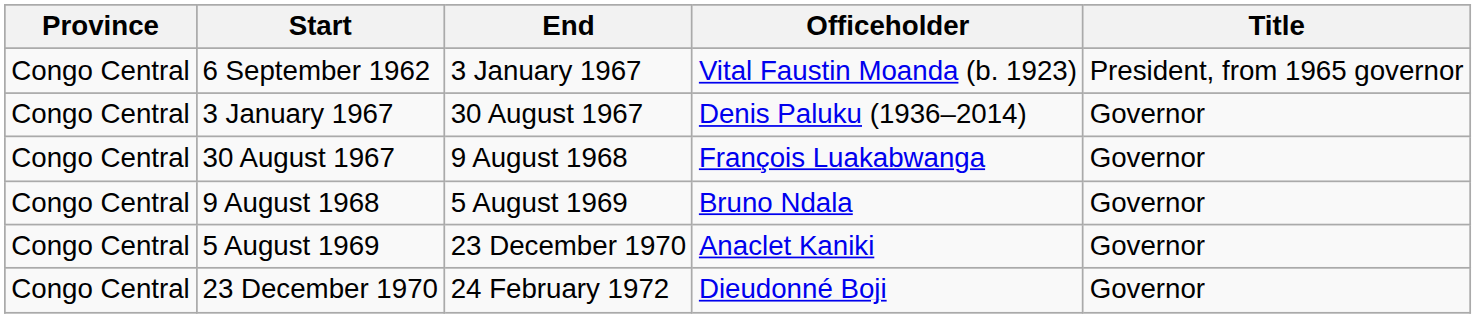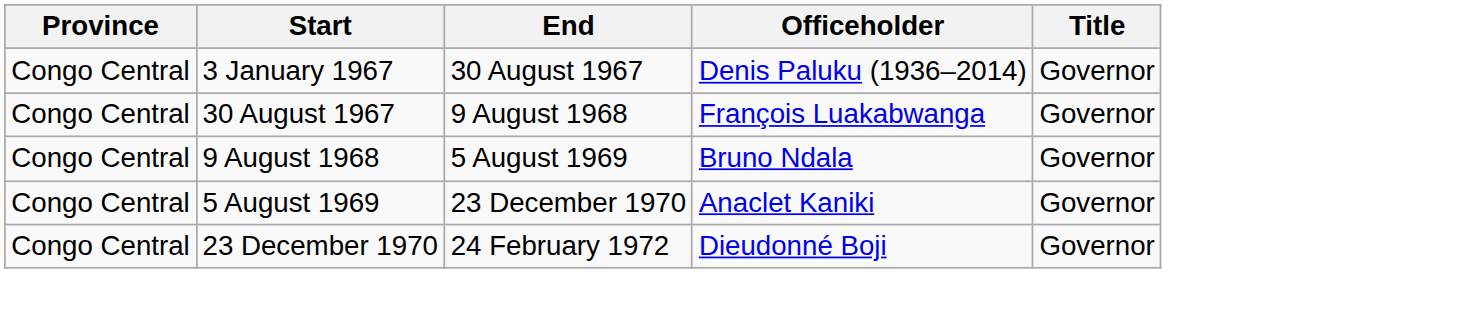- row: (316, 70)
